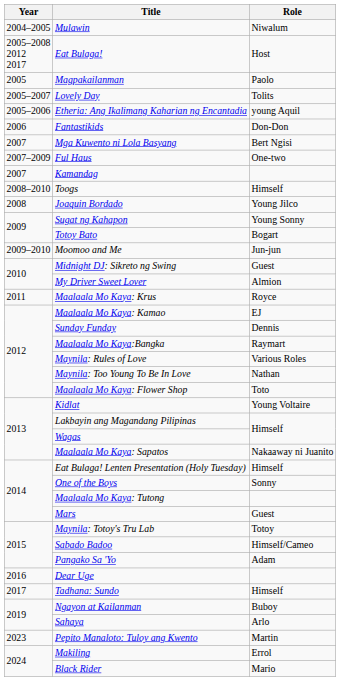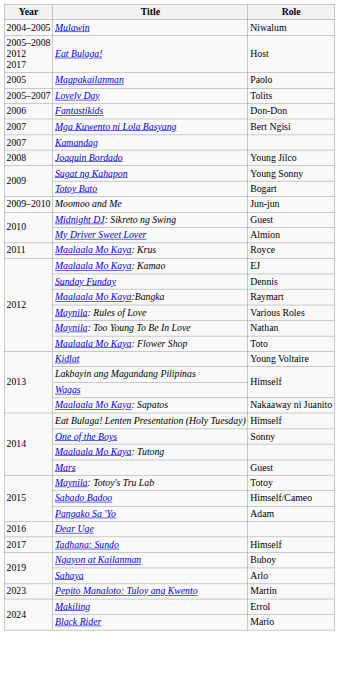- row: (151, 111)
- row: (73, 158)
- row: (66, 188)
